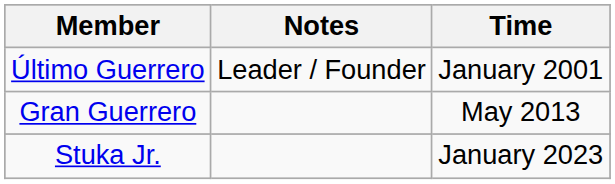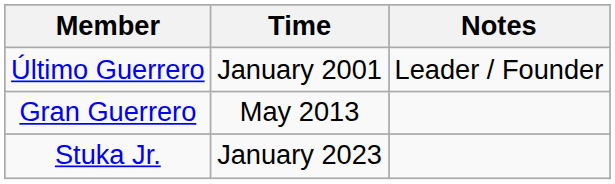columns swapped: (521, 26) <-> (321, 26)
